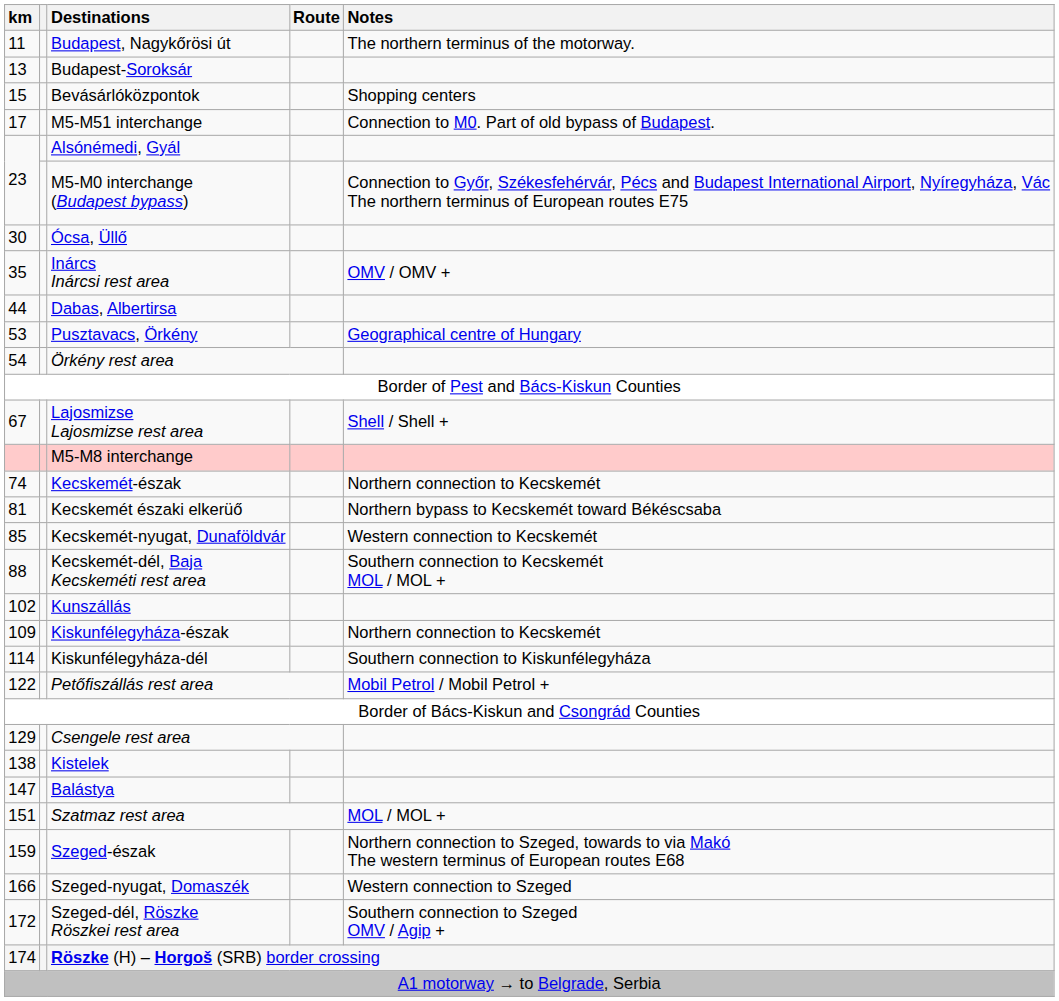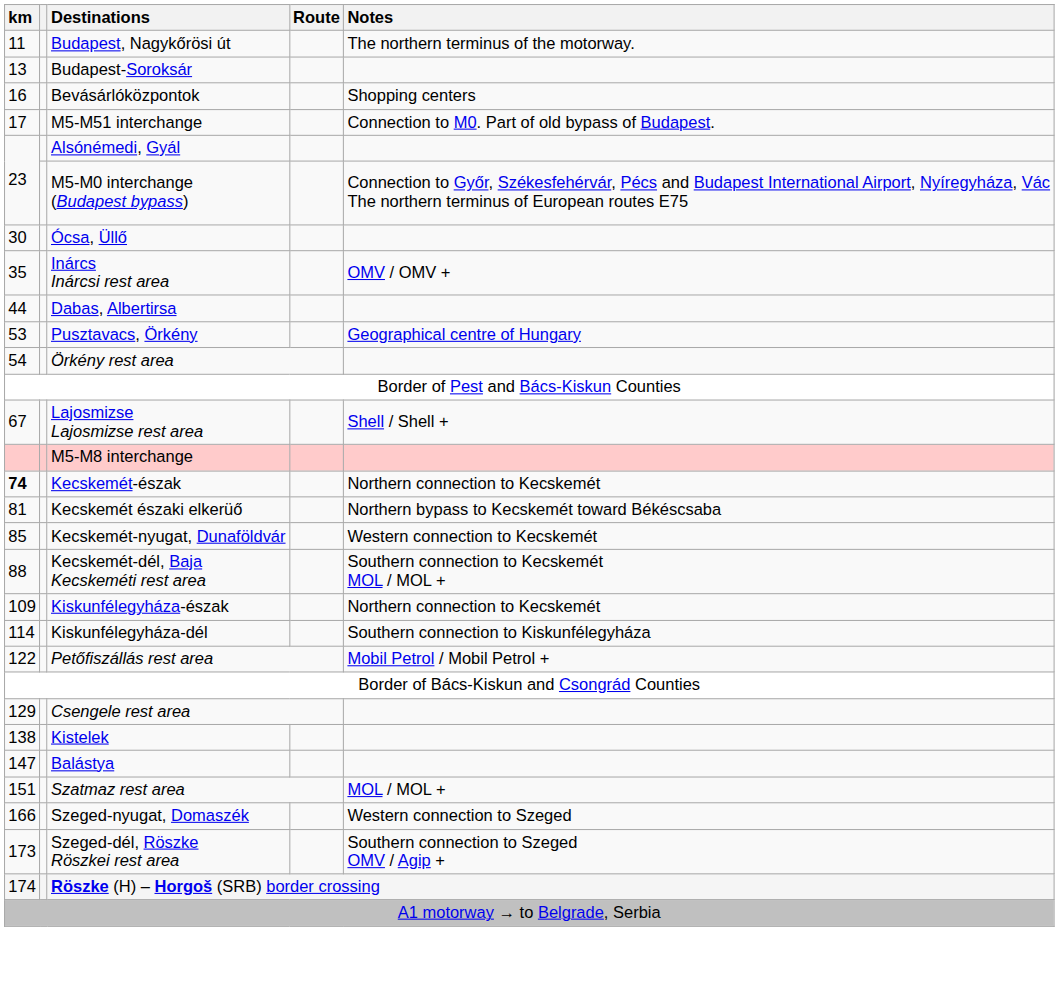(17, 95) 15 -> (17, 95) 16
(17, 483) normal -> (17, 483) bold
- row: (91, 606)
- row: (103, 851)
(22, 922) 172 -> (22, 851) 173
